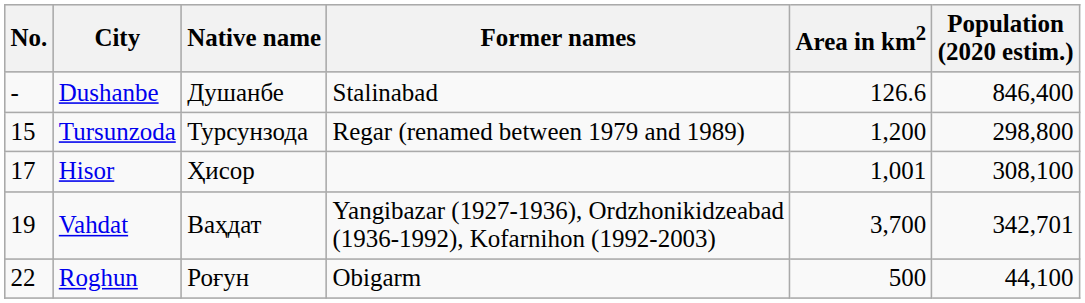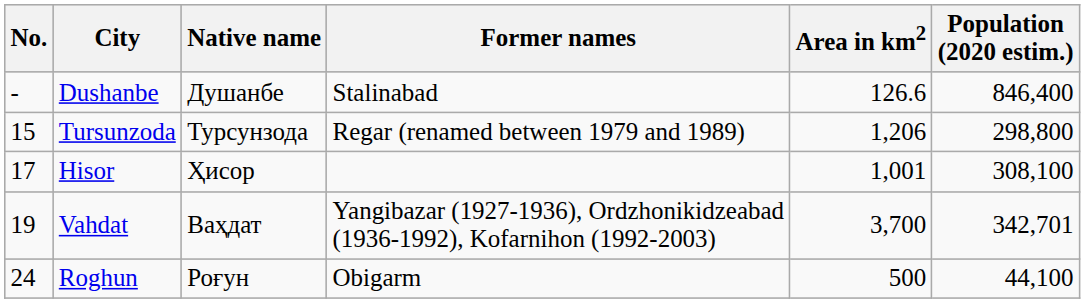(898, 131) 1,200 -> (898, 131) 1,206
(23, 278) 22 -> (23, 278) 24
